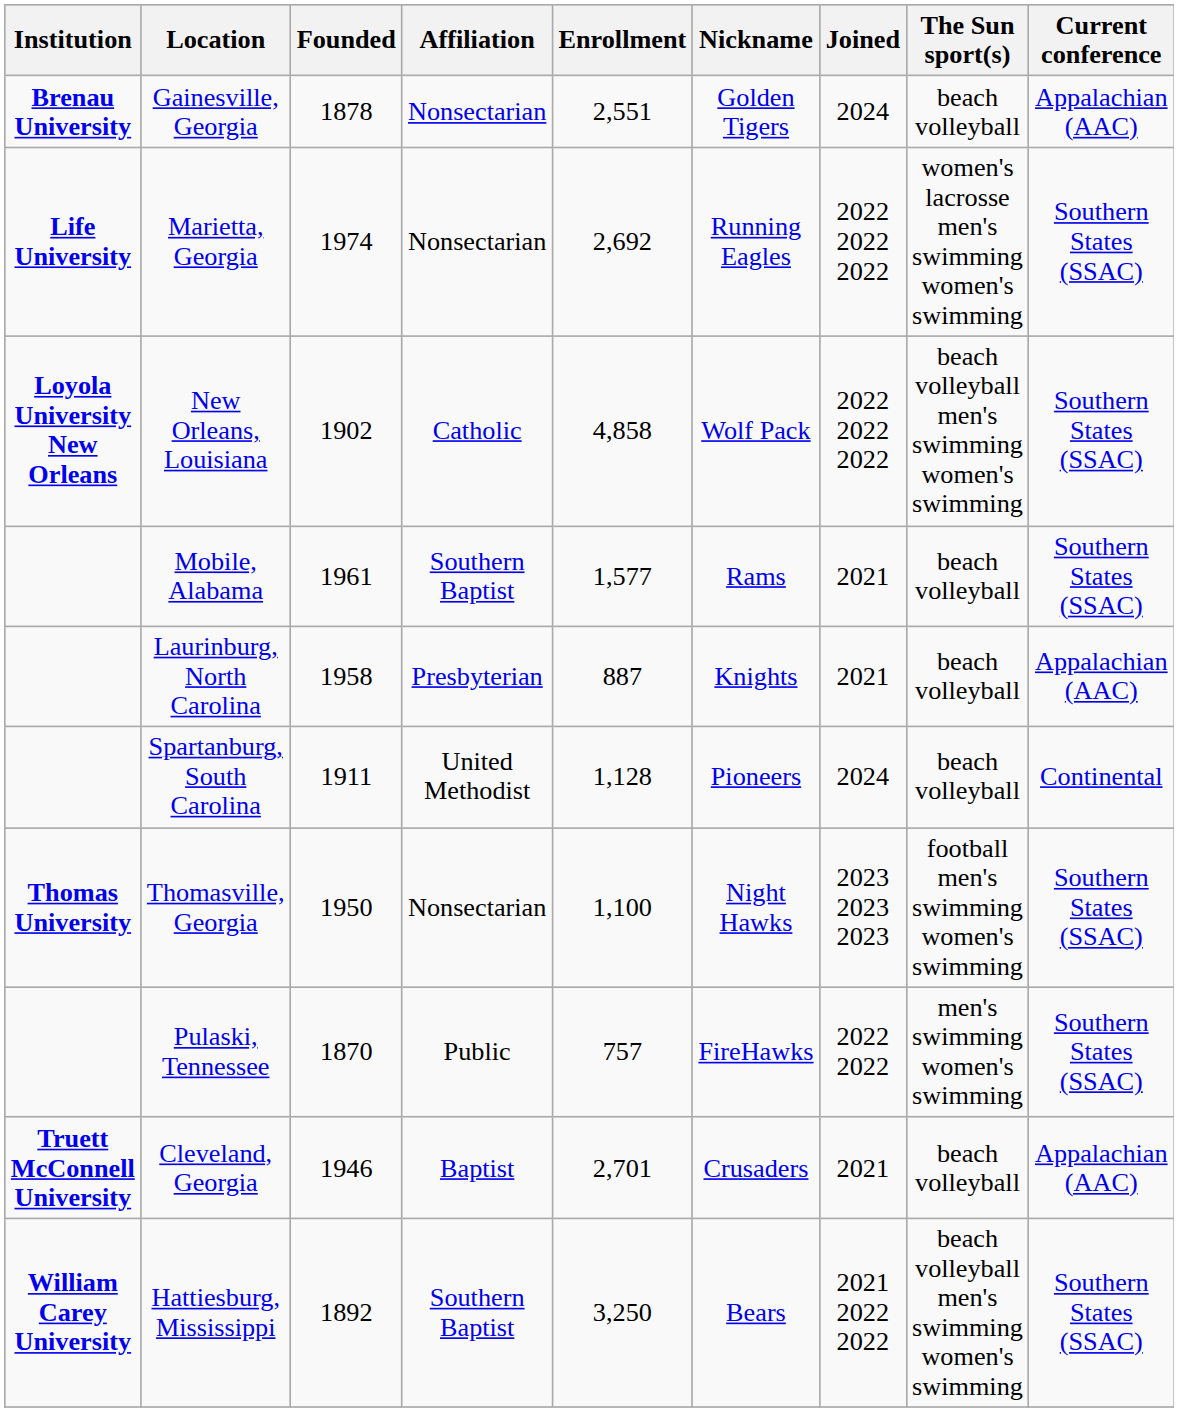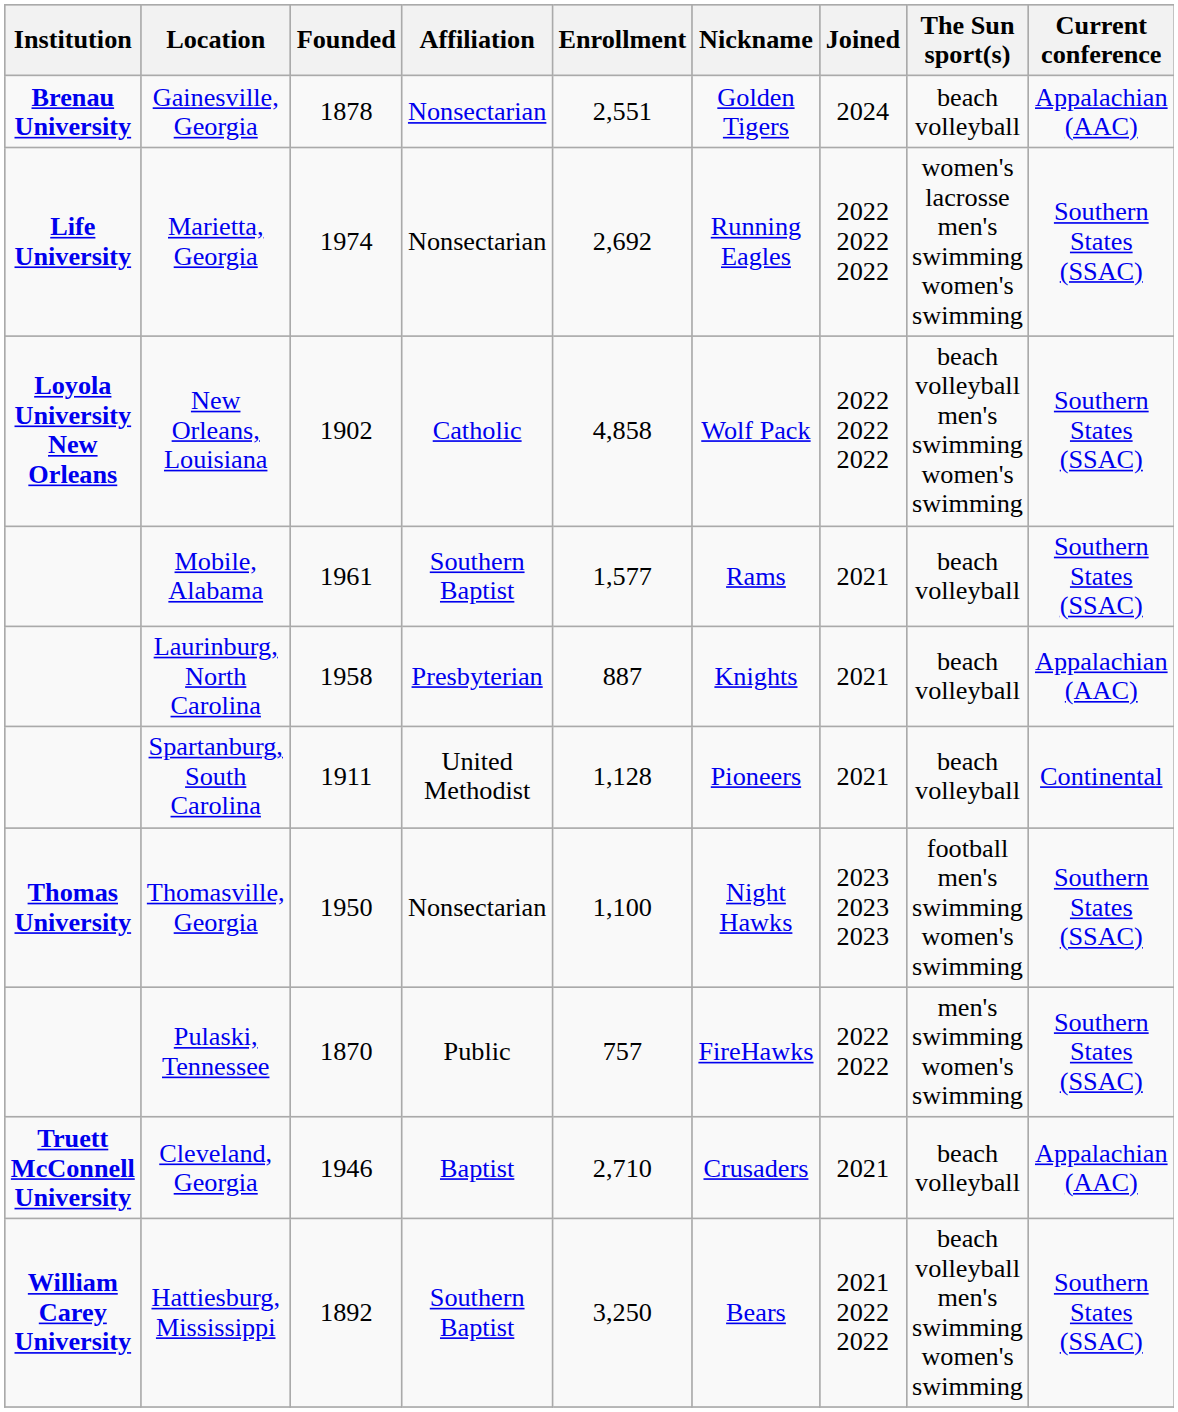(863, 776) 2024 -> (863, 776) 2021
(622, 1167) 2,701 -> (622, 1167) 2,710
